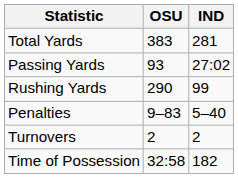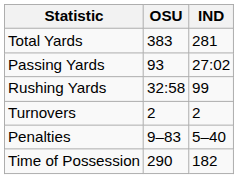(160, 88) 290 -> (166, 88) 32:58
rows swapped: (39, 112) <-> (42, 137)
(166, 161) 32:58 -> (160, 161) 290
